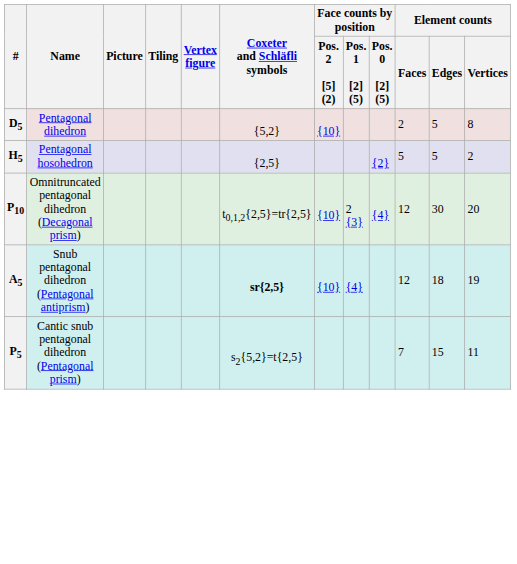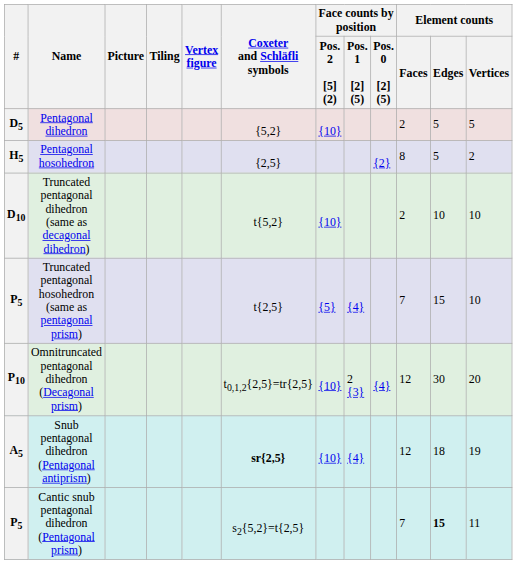(470, 124) 8 -> (472, 124) 5
(401, 156) 5 -> (402, 156) 8
+ row: (66, 215)
+ row: (66, 300)
(438, 352) normal -> (439, 523) bold
